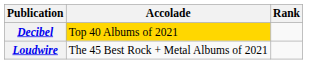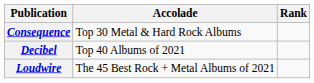+ row: (39, 31)
(123, 31) gold background -> (130, 50) no background
